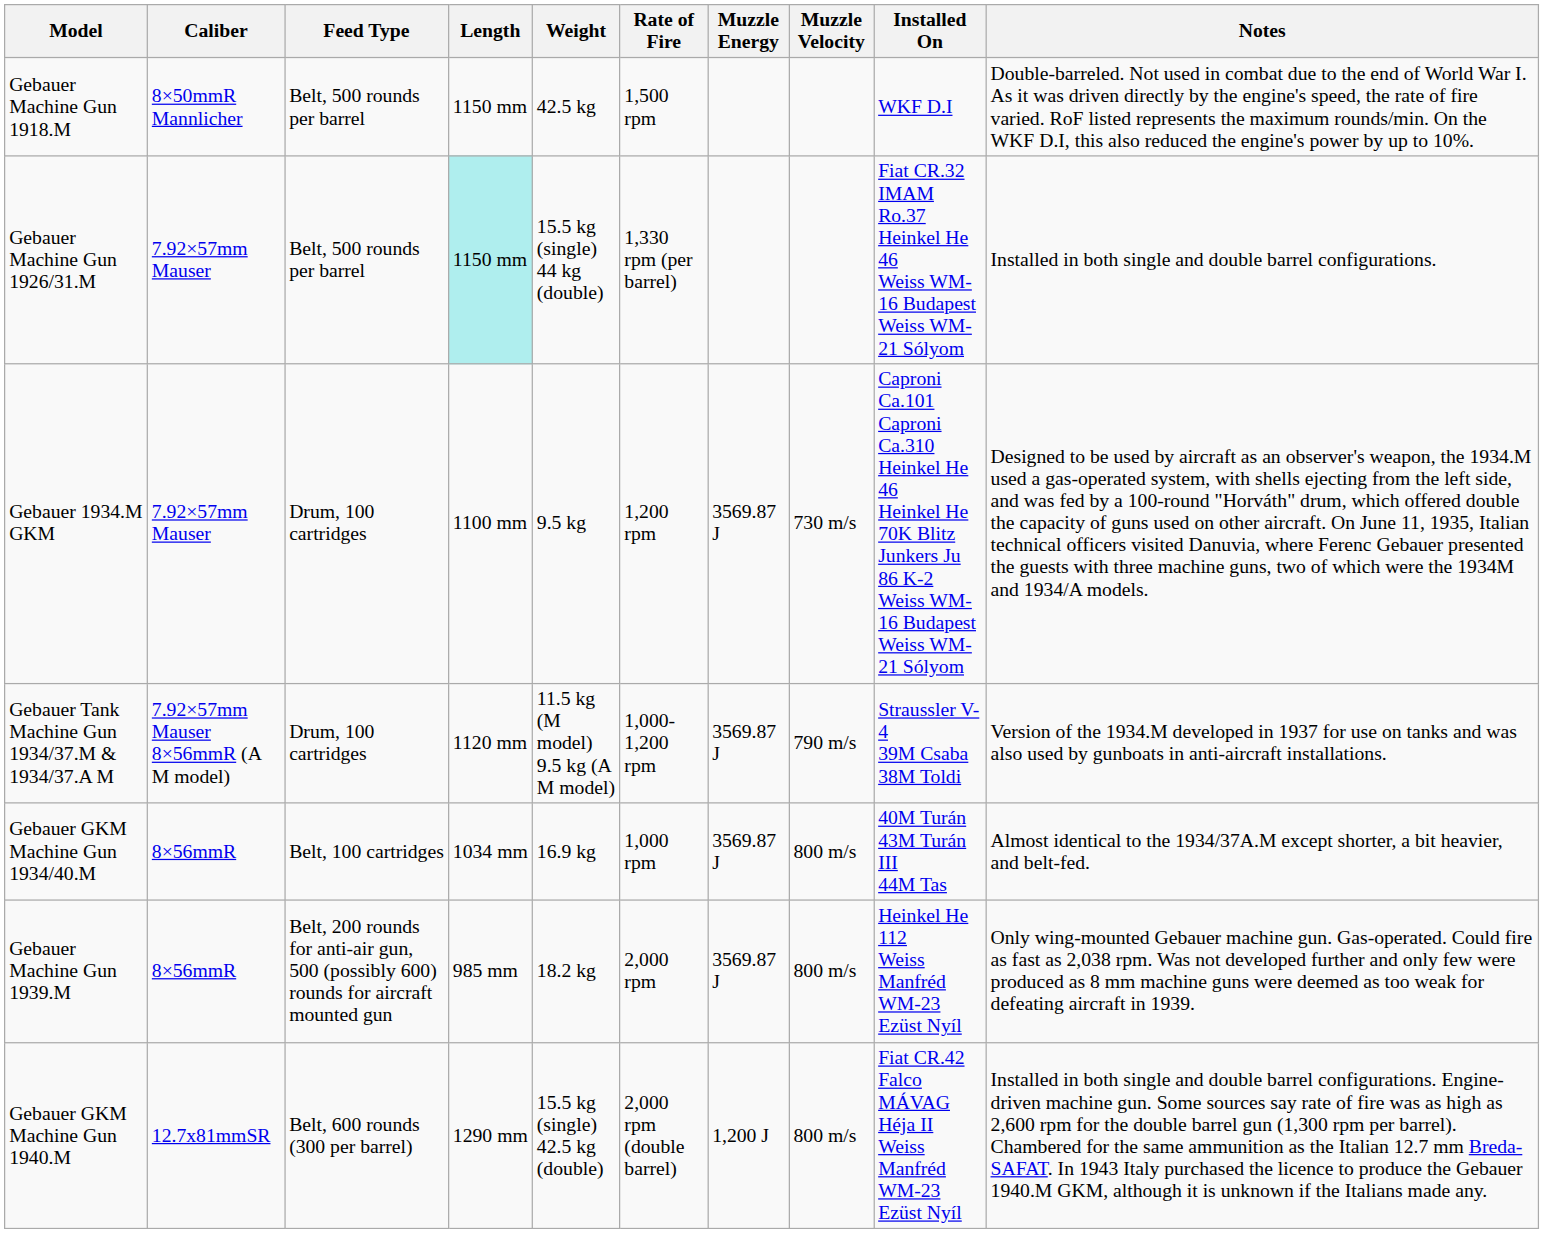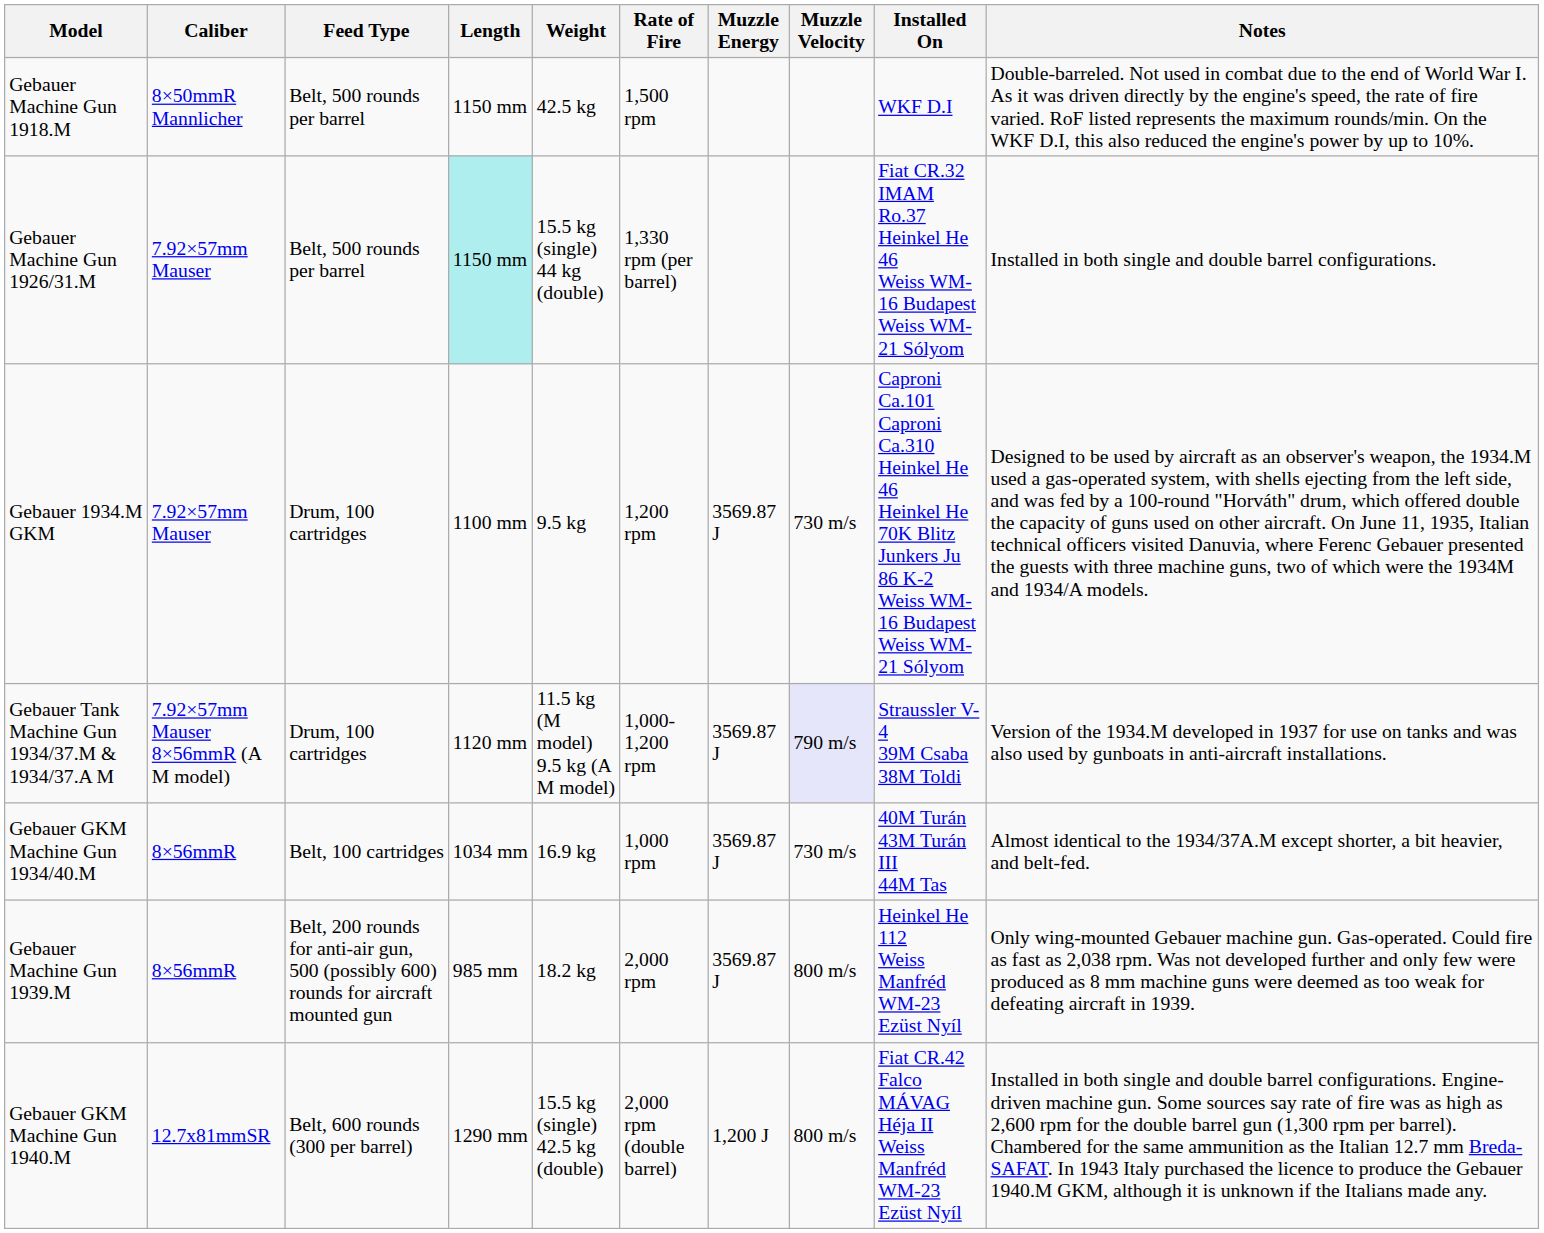(825, 742) no background -> (825, 742) lavender background
(825, 851) 800 m/s -> (825, 851) 730 m/s
